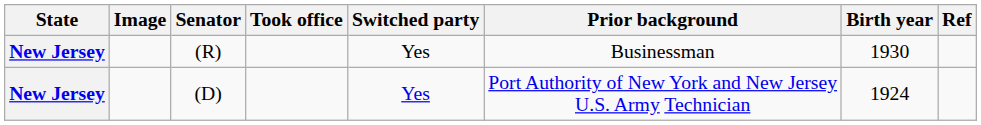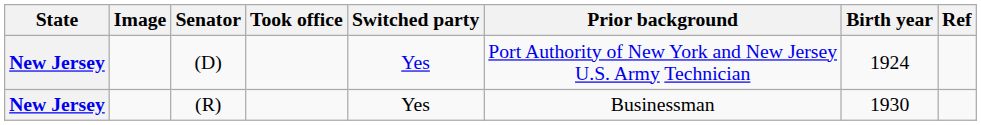rows swapped: (208, 51) <-> (208, 93)
